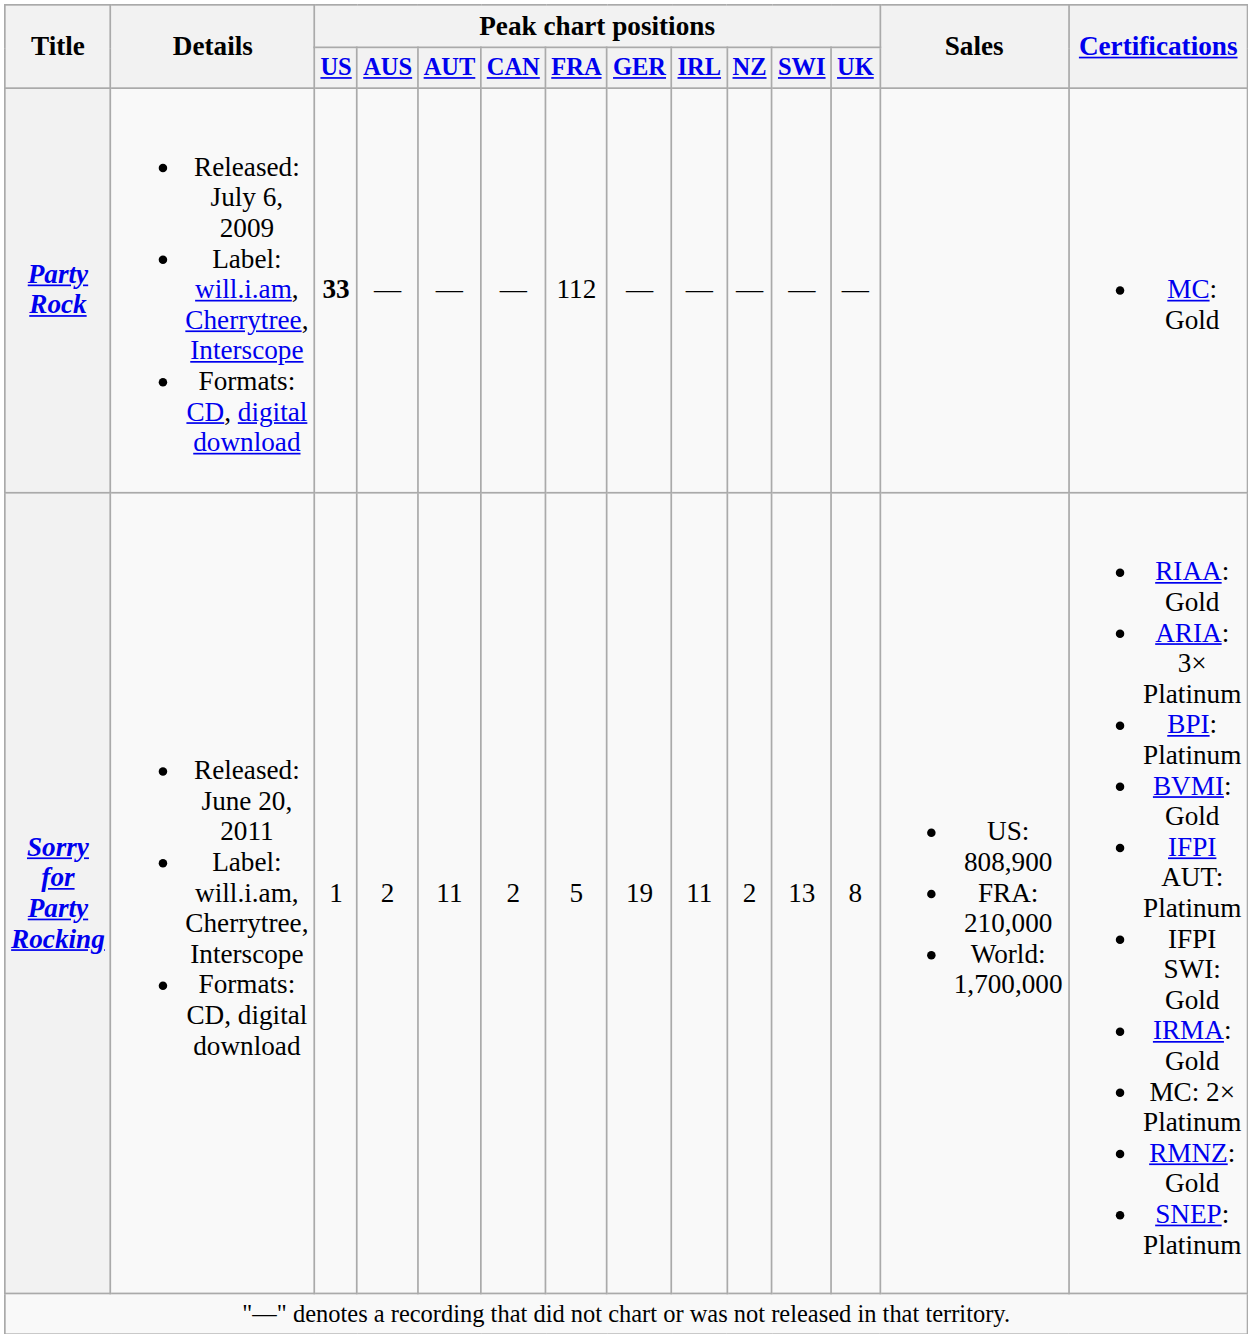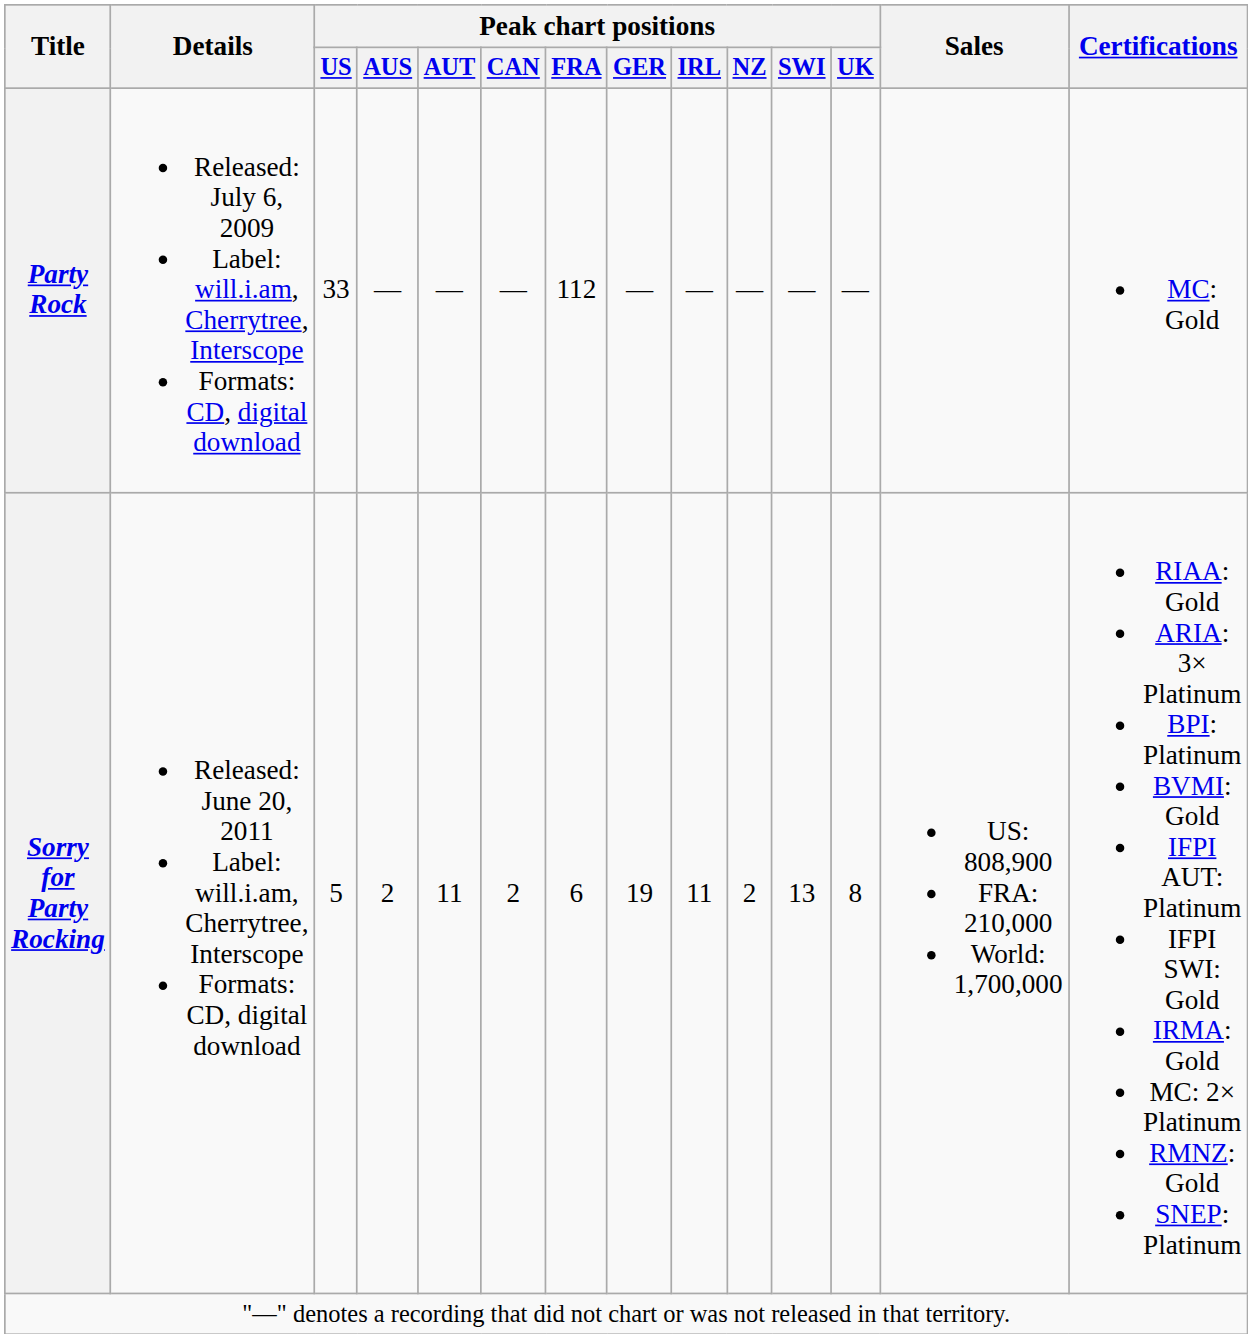(336, 289) bold -> (336, 289) normal
(336, 892) 1 -> (336, 892) 5
(576, 892) 5 -> (576, 892) 6
